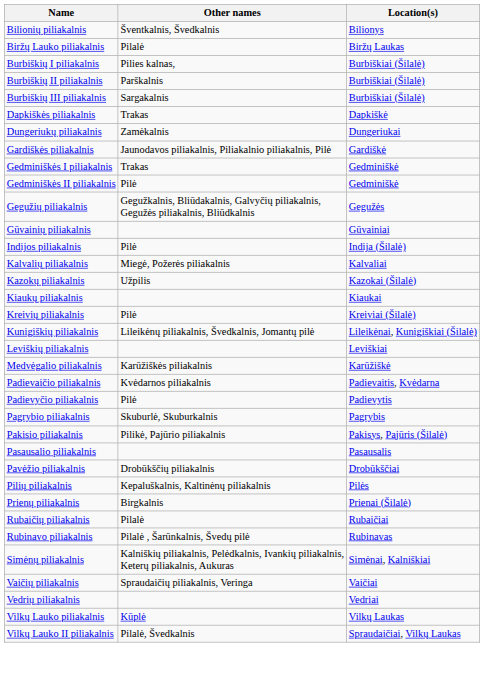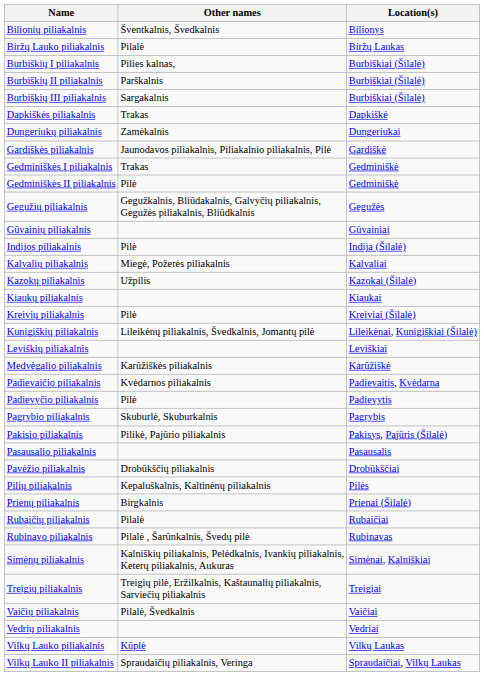+ row: (45, 589)
(187, 583) Spraudaičių piliakalnis, Veringa -> (158, 612) Pilalė, Švedkalnis
(158, 634) Pilalė, Švedkalnis -> (187, 663) Spraudaičių piliakalnis, Veringa
